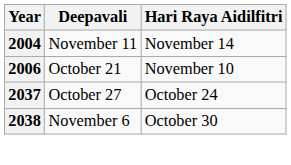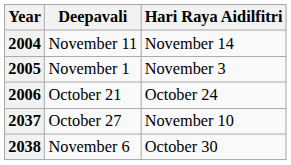+ row: (25, 69)
(189, 69) November 10 -> (181, 95) October 24
(181, 95) October 24 -> (189, 120) November 10
